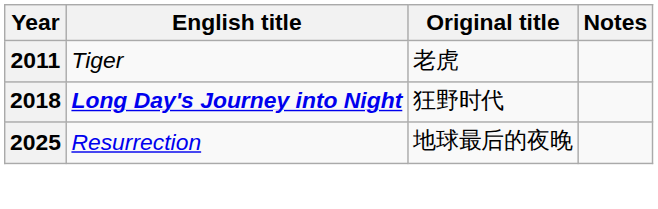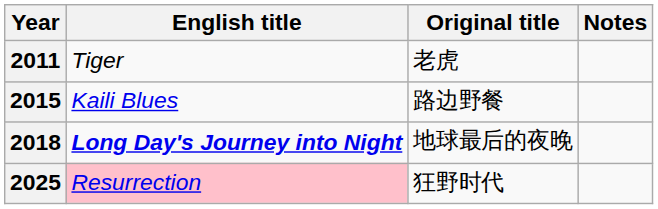+ row: (35, 101)
(459, 100) 狂野时代 -> (493, 141) 地球最后的夜晚
(136, 142) no background -> (136, 182) pink background
(493, 141) 地球最后的夜晚 -> (459, 182) 狂野时代
